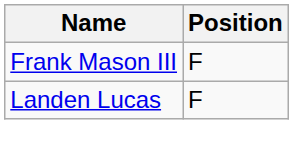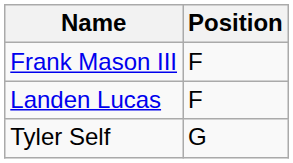+ row: (60, 137)
